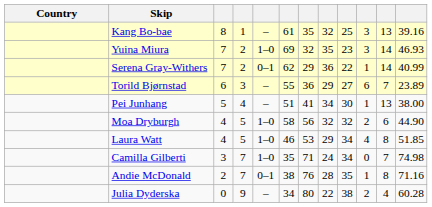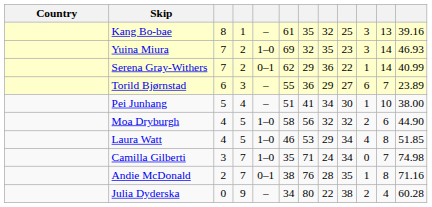(386, 103) 13 -> (386, 103) 10
